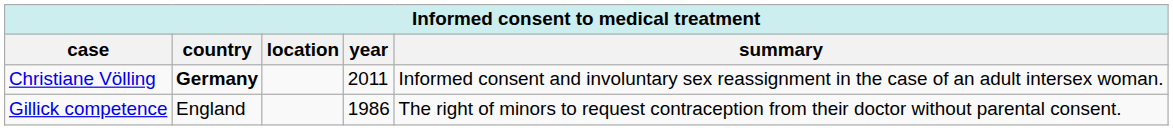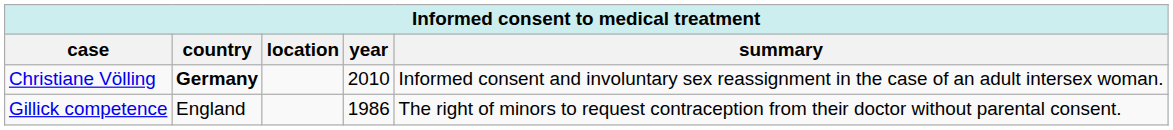(368, 79) 2011 -> (369, 79) 2010
